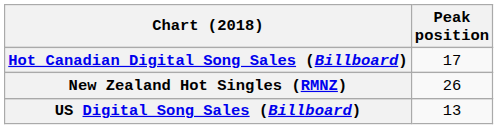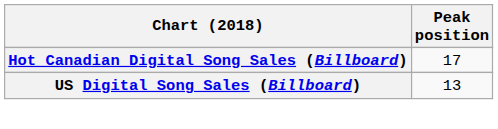- row: (208, 85)
